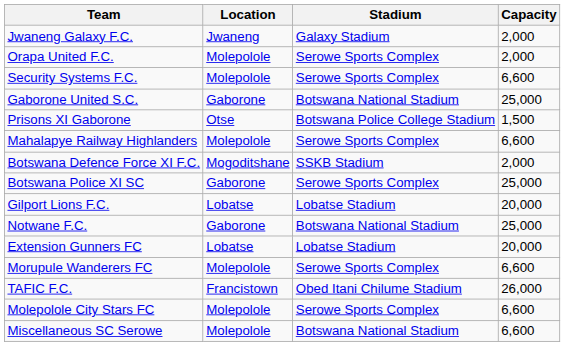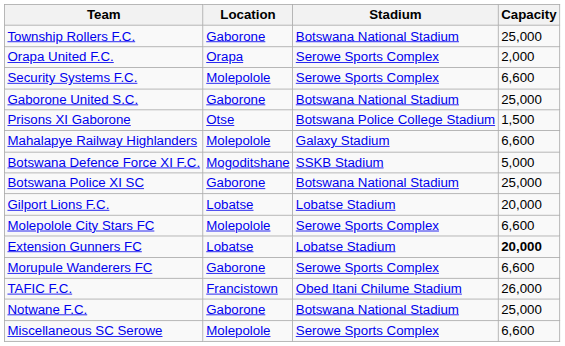- row: (70, 36)
+ row: (71, 36)
(238, 57) Molepolole -> (225, 57) Orapa
(367, 141) Serowe Sports Complex -> (343, 141) Galaxy Stadium
(518, 162) 2,000 -> (518, 162) 5,000
(367, 183) Serowe Sports Complex -> (377, 183) Botswana National Stadium
rows swapped: (47, 225) <-> (81, 309)
(522, 246) normal -> (522, 246) bold
(238, 267) Molepolole -> (236, 267) Gaborone
(377, 330) Botswana National Stadium -> (367, 330) Serowe Sports Complex
